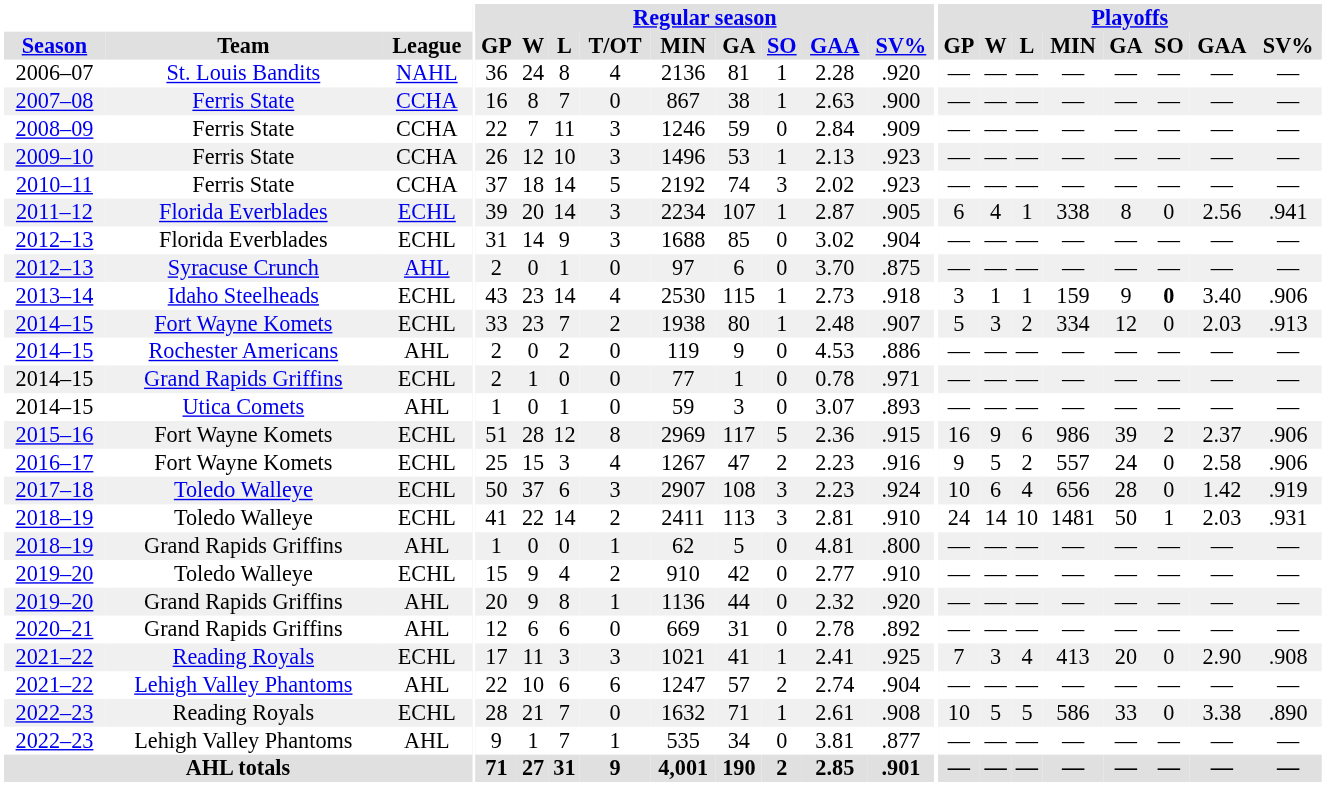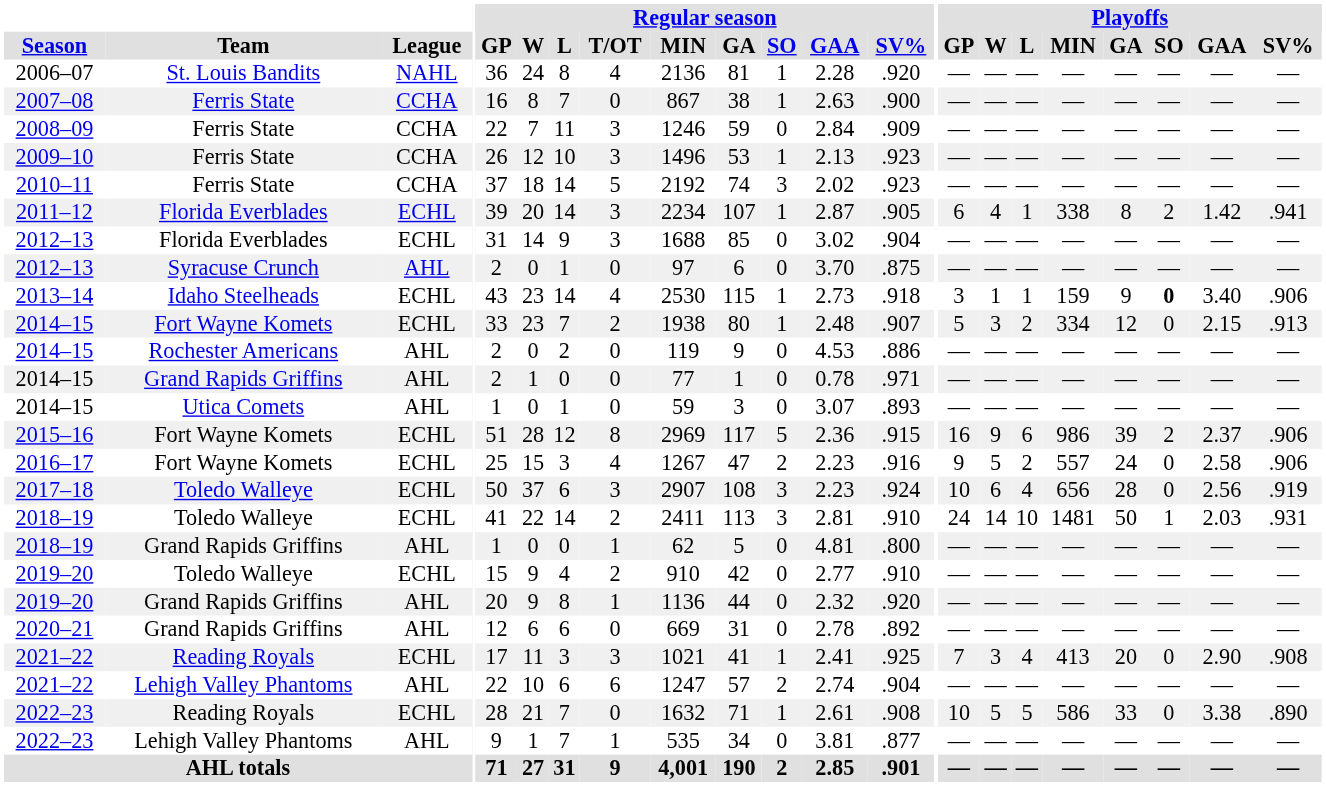(1169, 212) 0 -> (1169, 212) 2
(1222, 212) 2.56 -> (1222, 212) 1.42
(1222, 323) 2.03 -> (1222, 323) 2.15
(427, 379) ECHL -> (427, 379) AHL
(1222, 490) 1.42 -> (1222, 490) 2.56
